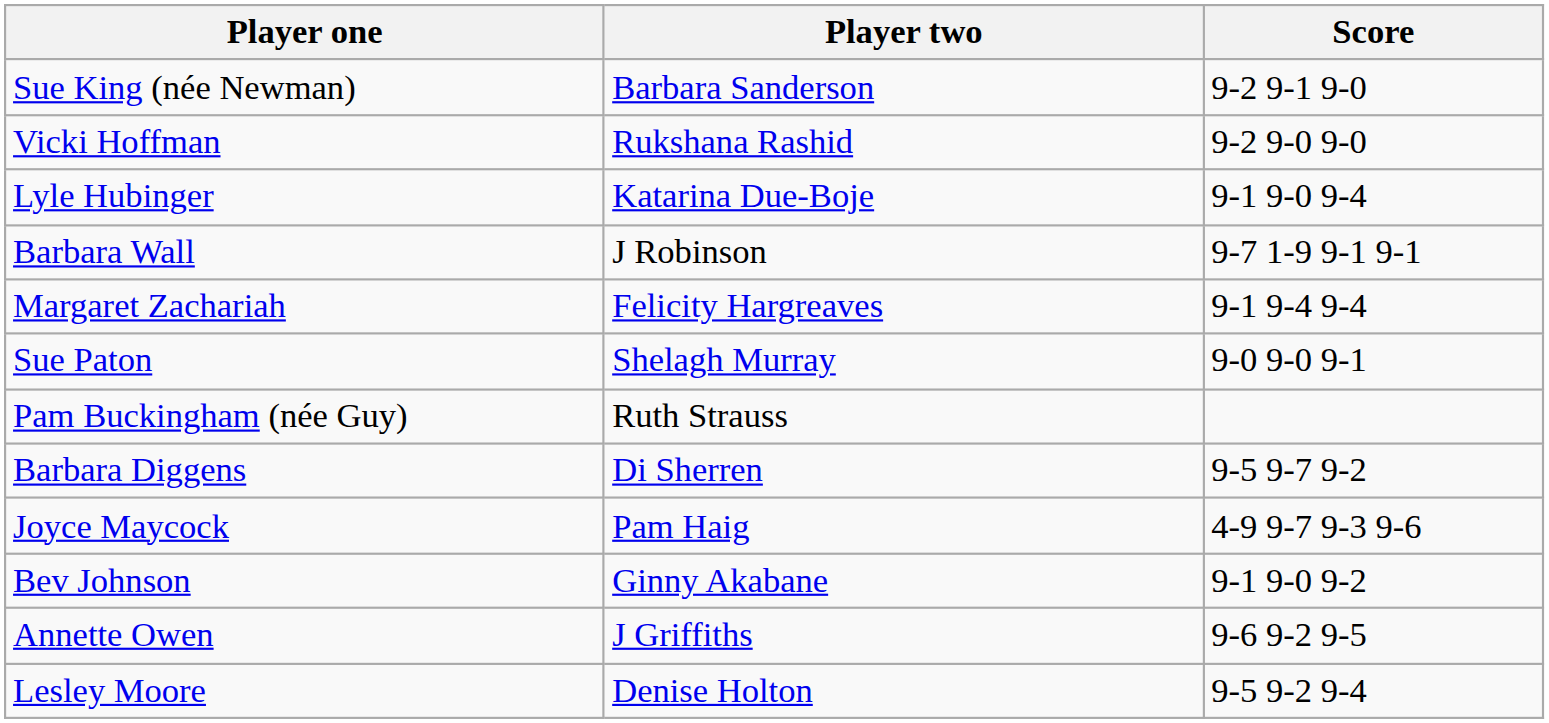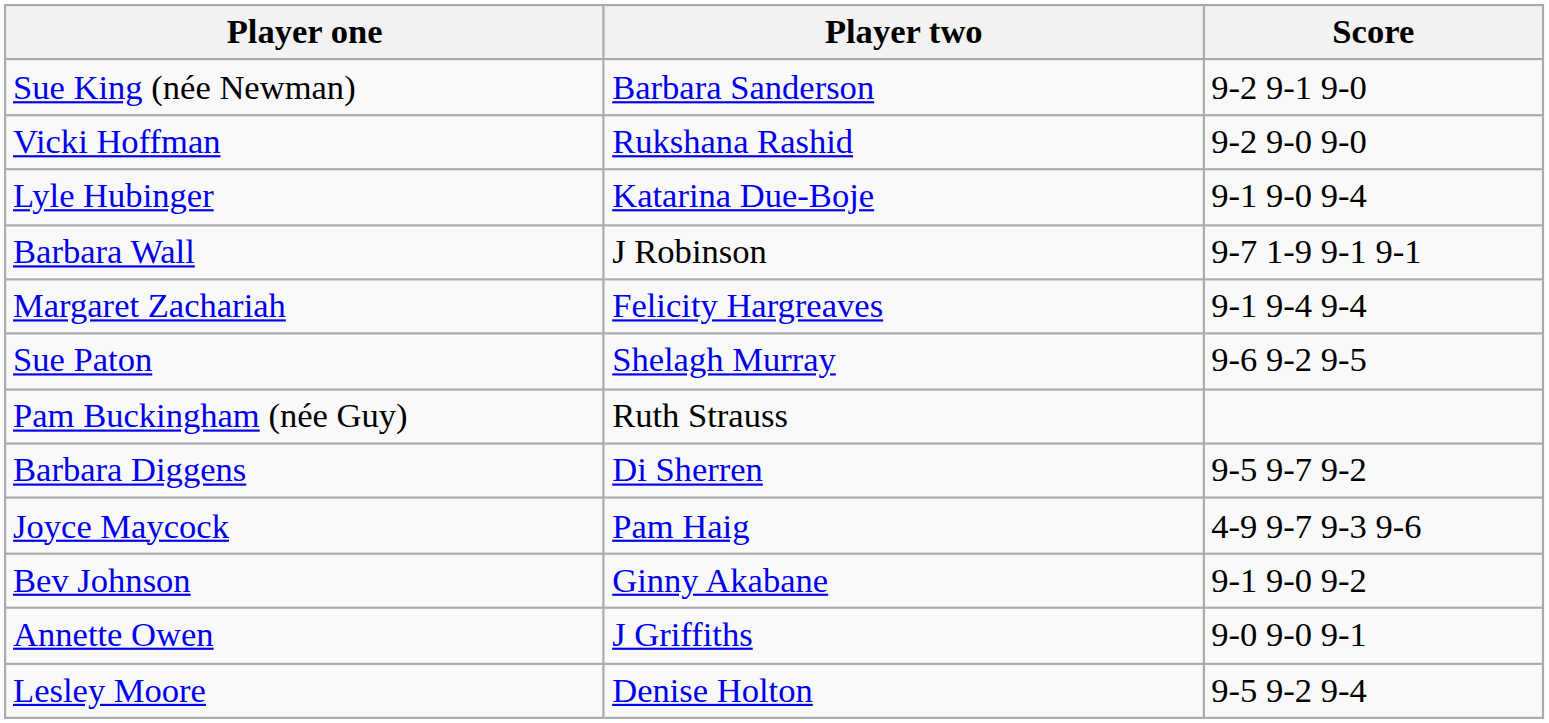(1289, 360) 9-0 9-0 9-1 -> (1289, 360) 9-6 9-2 9-5
(1289, 634) 9-6 9-2 9-5 -> (1289, 634) 9-0 9-0 9-1
